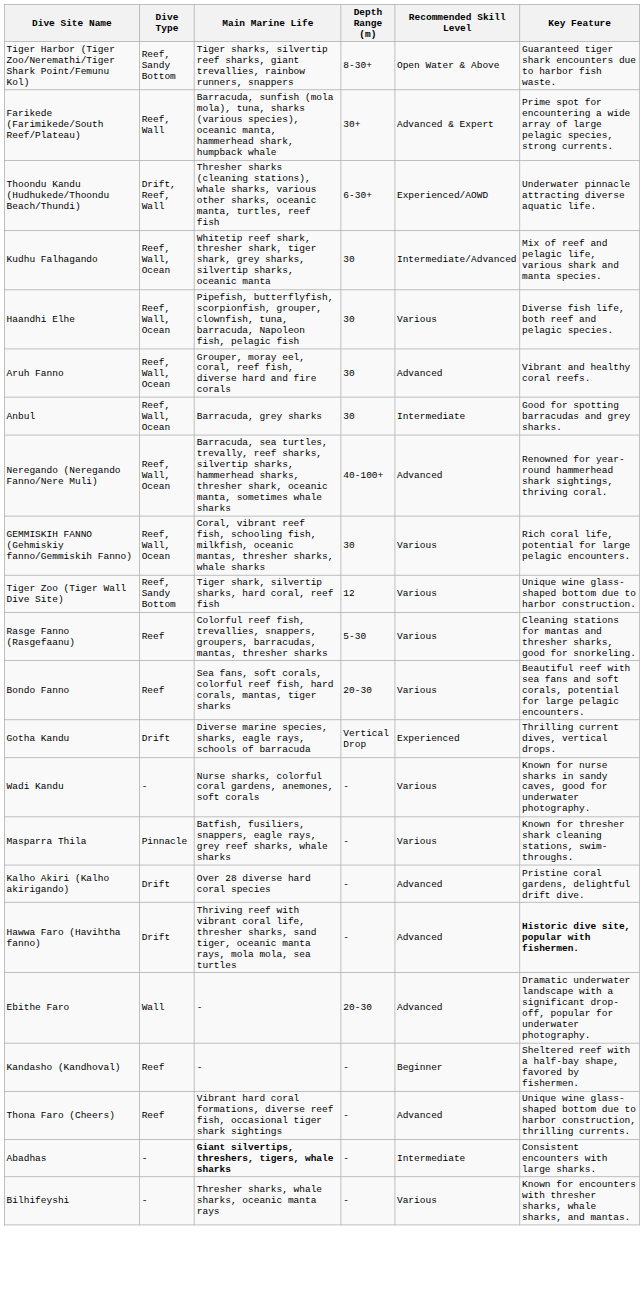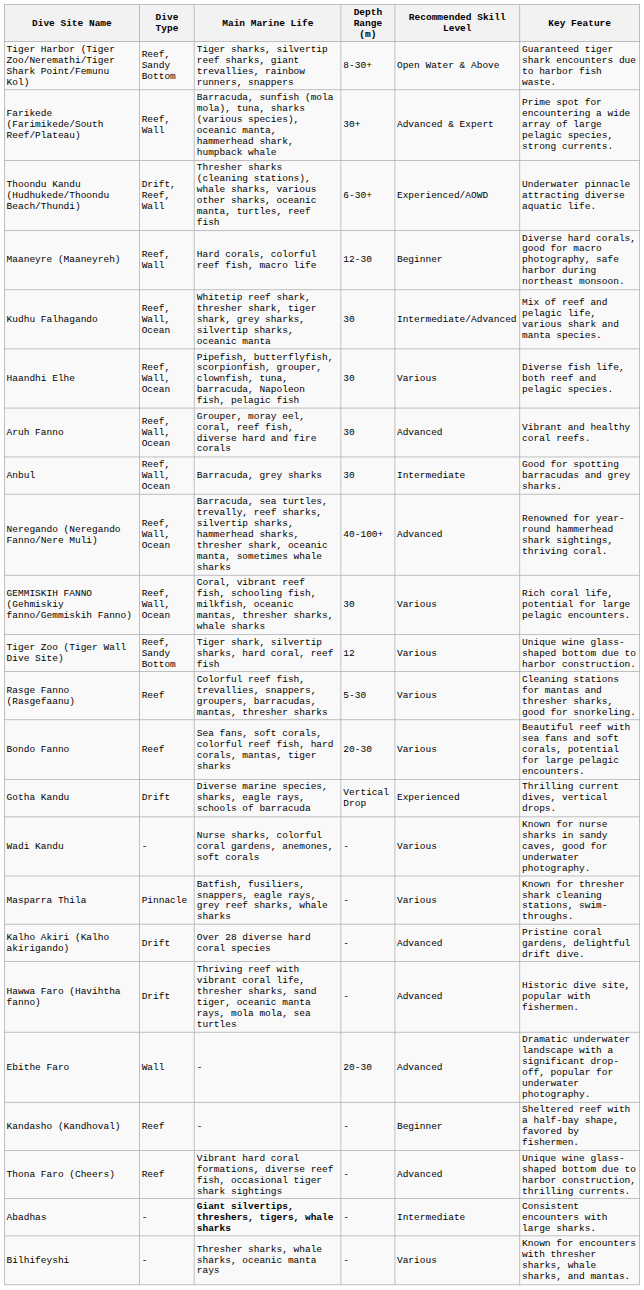+ row: (64, 260)
(576, 938) bold -> (576, 997) normal
